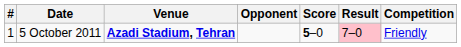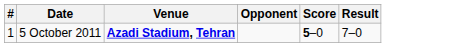- column: (419, 14)
(352, 33) pink background -> (352, 33) no background
